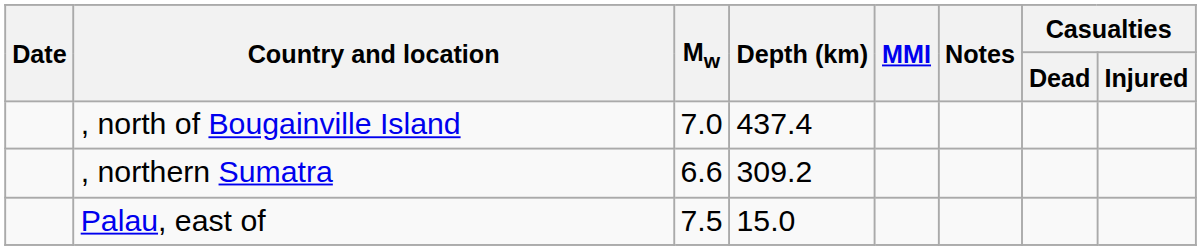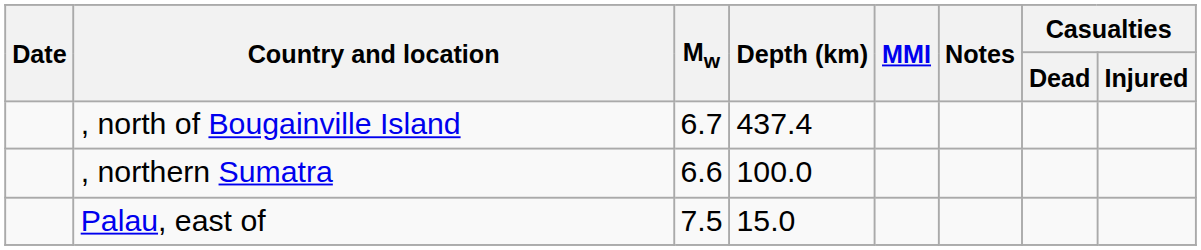(702, 124) 7.0 -> (702, 124) 6.7
(774, 172) 309.2 -> (774, 172) 100.0
